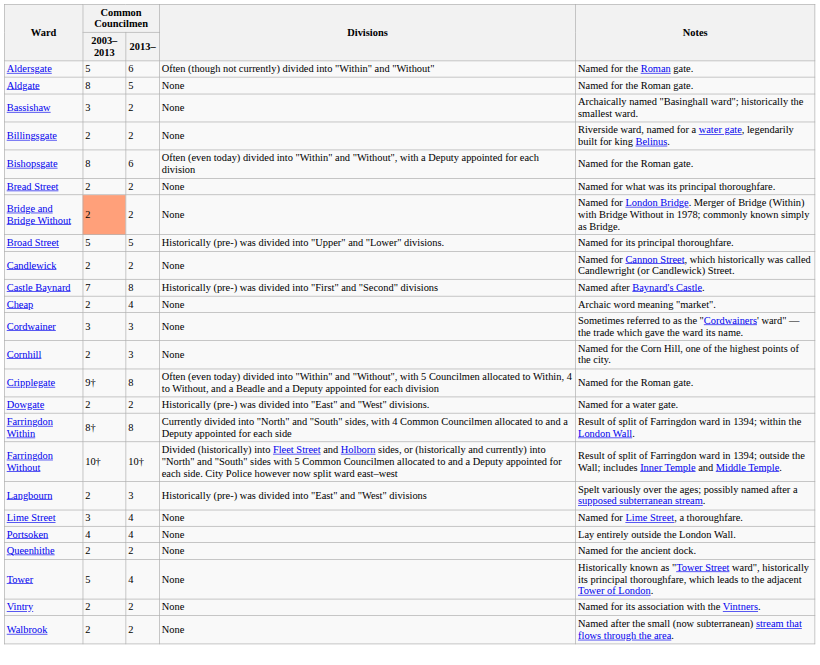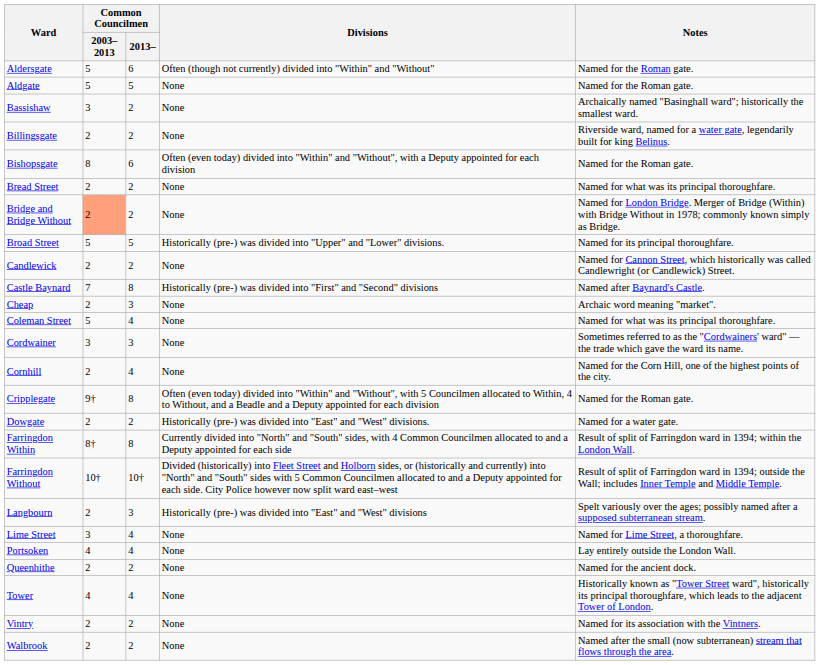(88, 85) 8 -> (88, 85) 5
(131, 304) 4 -> (131, 304) 3
+ row: (39, 320)
(131, 354) 3 -> (131, 371) 4
(88, 579) 5 -> (88, 595) 4
